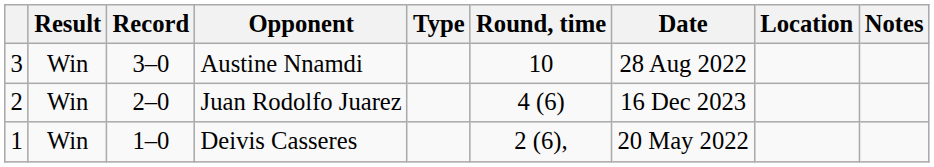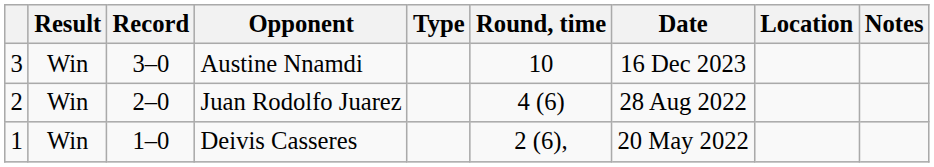(683, 63) 28 Aug 2022 -> (683, 63) 16 Dec 2023
(683, 102) 16 Dec 2023 -> (683, 102) 28 Aug 2022
